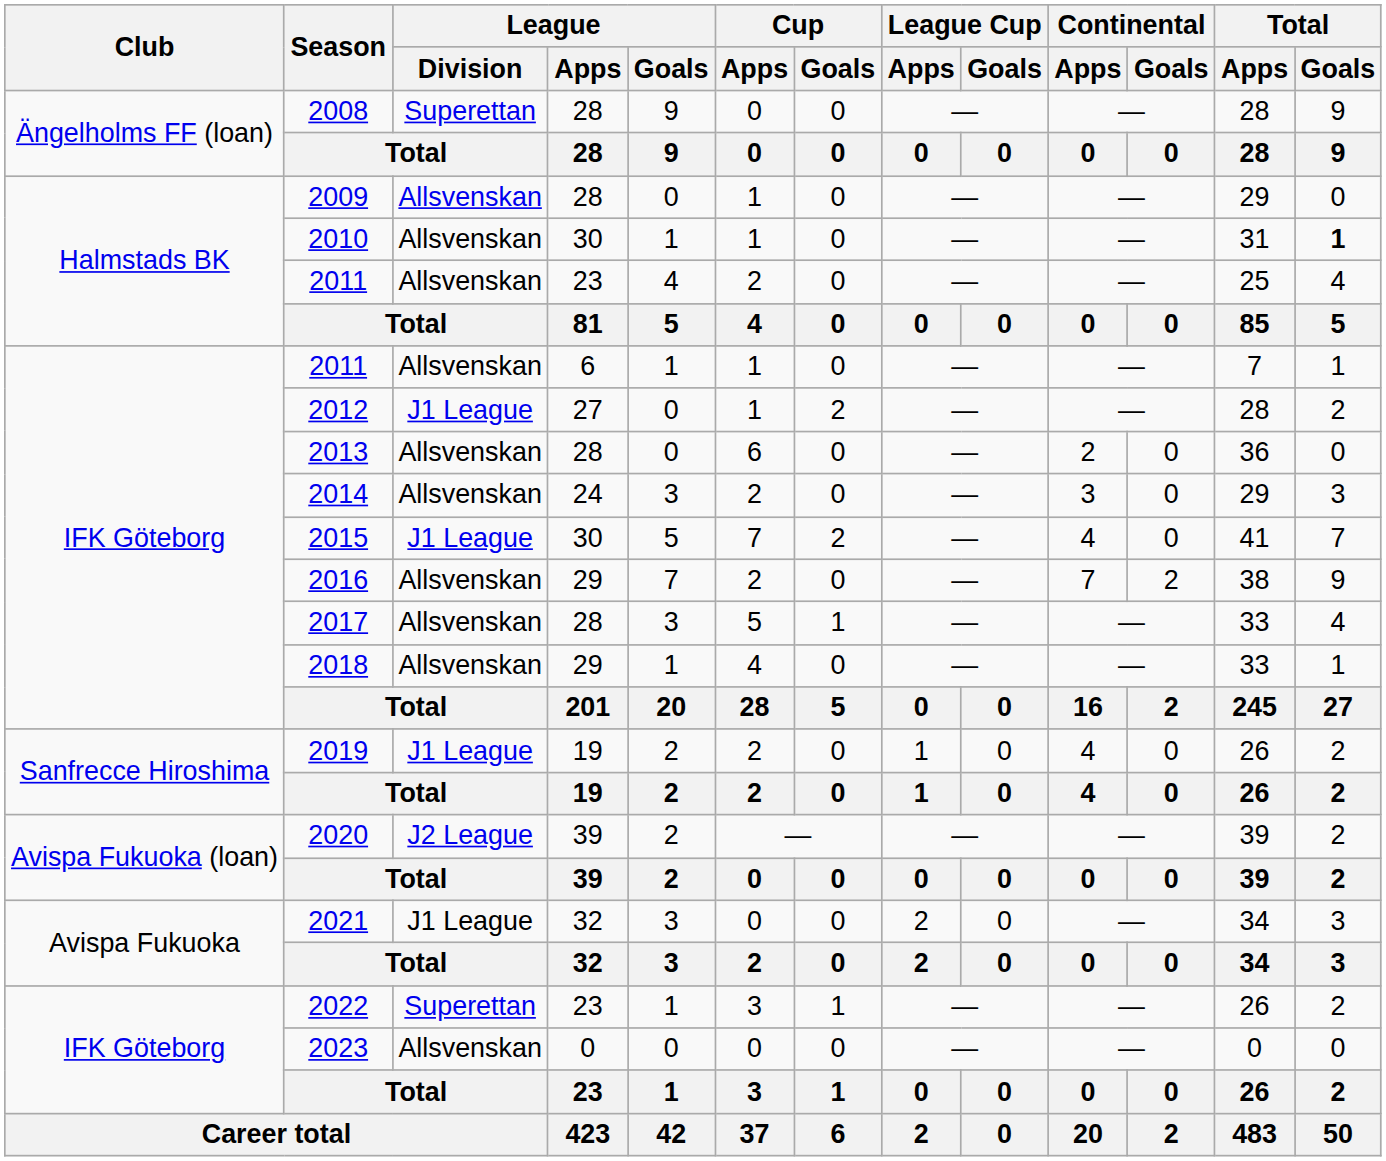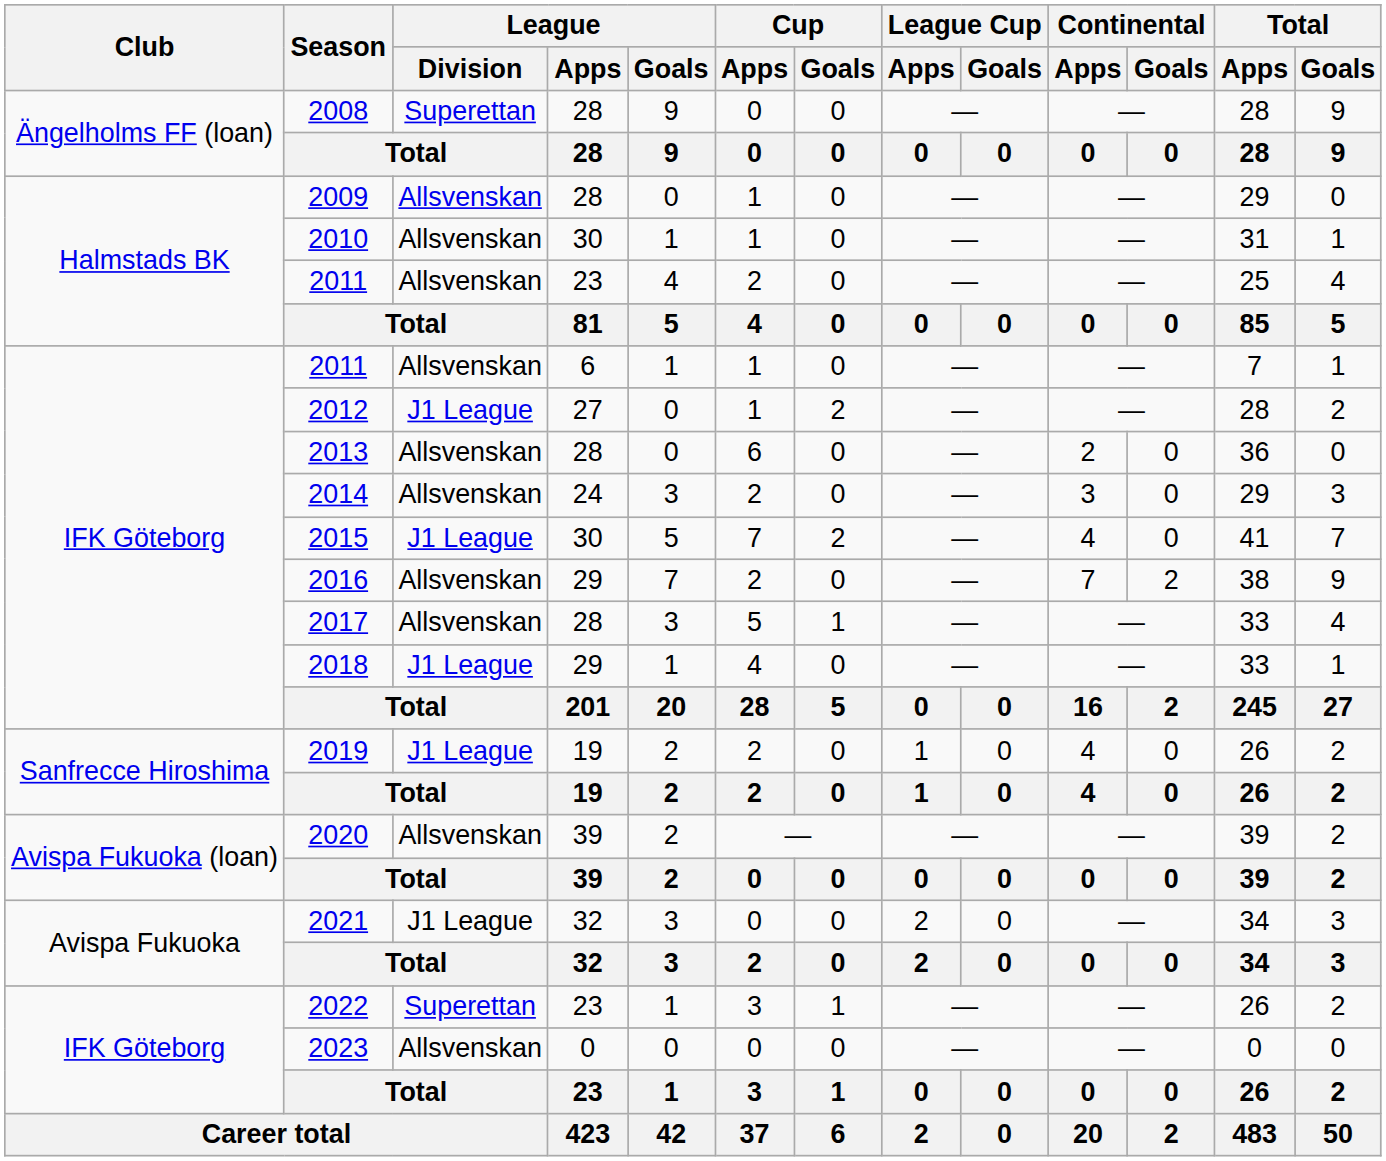(1338, 238) bold -> (1338, 238) normal
(470, 665) Allsvenskan -> (470, 665) J1 League
(470, 835) J2 League -> (470, 835) Allsvenskan
